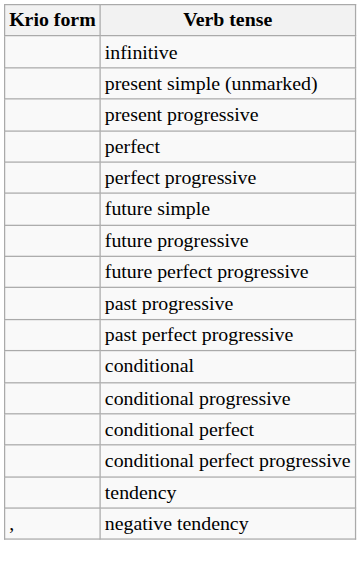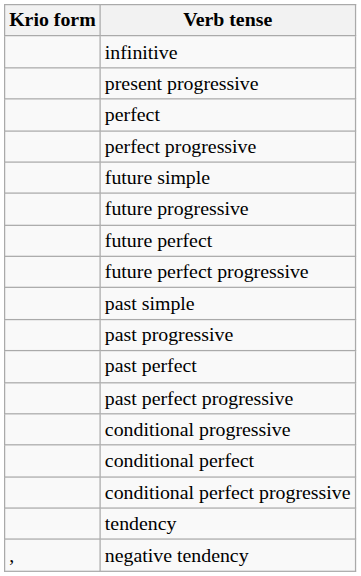- row: (211, 83)
+ row: (159, 240)
+ row: (150, 303)
+ row: (151, 366)
- row: (149, 366)
